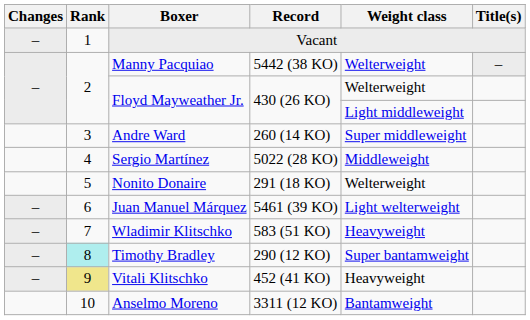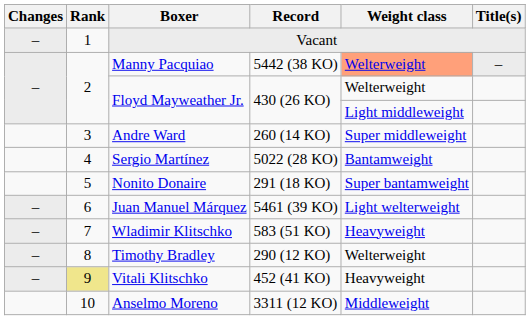(385, 64) no background -> (385, 64) lightsalmon background
(387, 159) Middleweight -> (389, 159) Bantamweight
(385, 183) Welterweight -> (407, 183) Super bantamweight
(88, 254) paleturquoise background -> (88, 254) no background
(407, 254) Super bantamweight -> (385, 254) Welterweight
(389, 302) Bantamweight -> (387, 302) Middleweight
